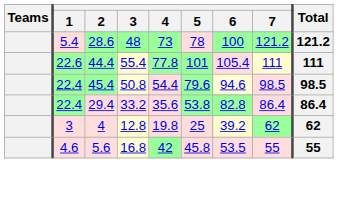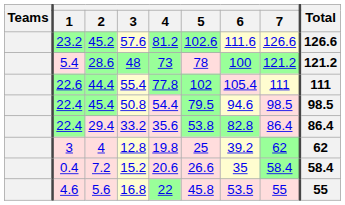+ row: (101, 42)
(197, 63) 101 -> (201, 84) 102
(197, 84) 79.6 -> (201, 105) 79.5
+ row: (101, 168)
(165, 147) 42 -> (165, 189) 22
